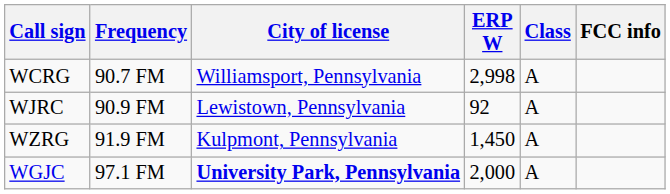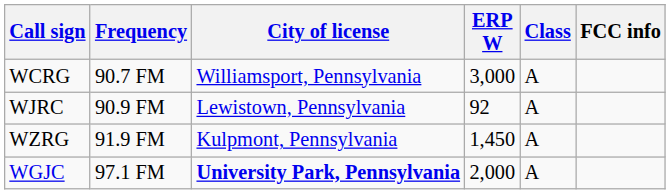(492, 75) 2,998 -> (492, 75) 3,000
